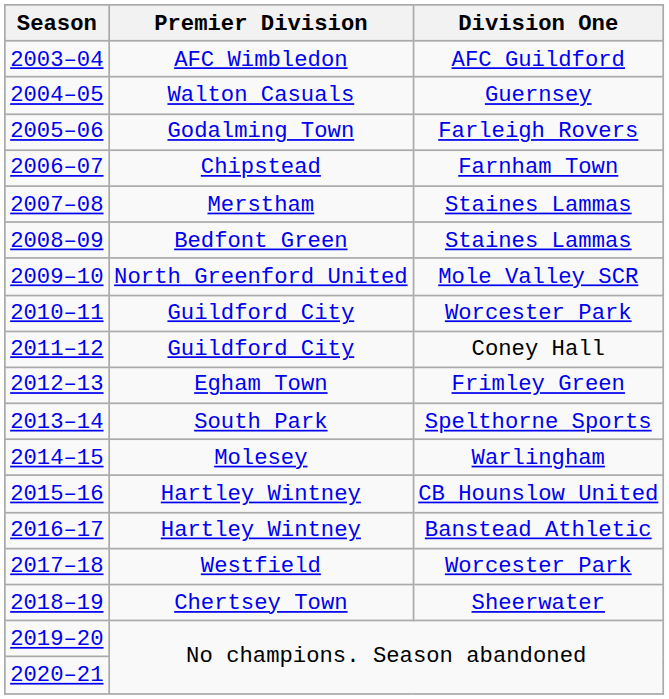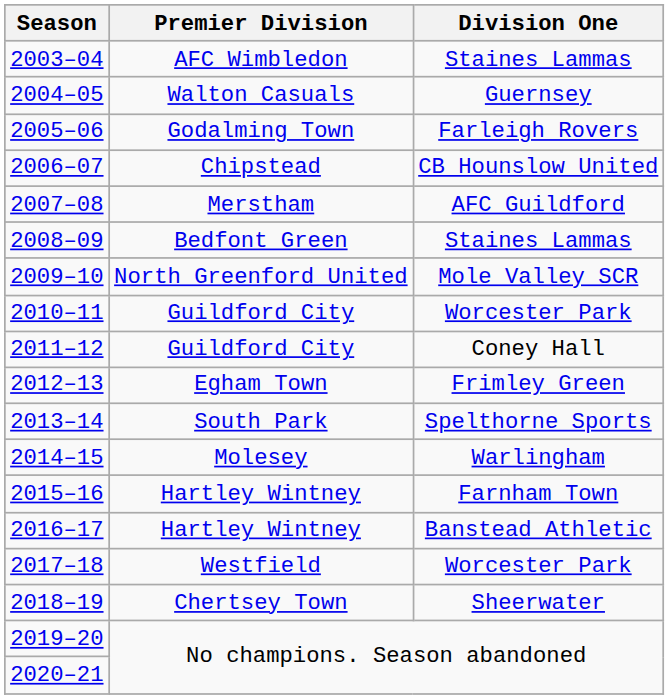(538, 59) AFC Guildford -> (538, 59) Staines Lammas
(538, 168) Farnham Town -> (538, 168) CB Hounslow United
(538, 204) Staines Lammas -> (538, 204) AFC Guildford
(538, 494) CB Hounslow United -> (538, 494) Farnham Town
